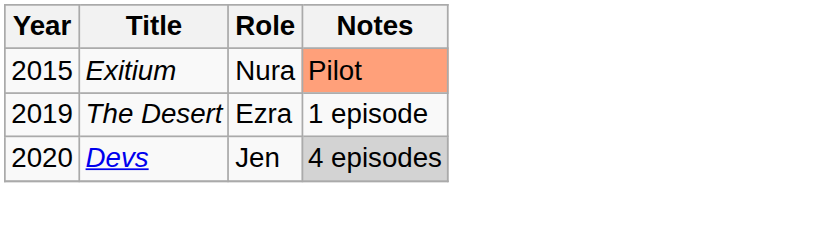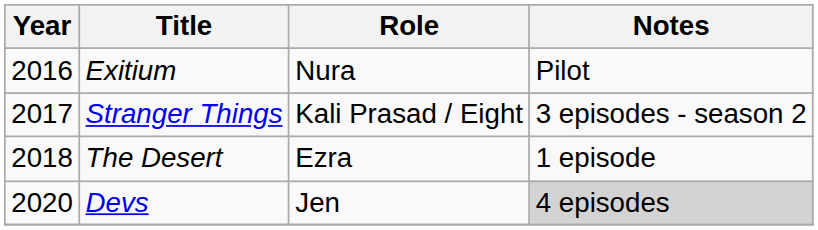(42, 70) 2015 -> (42, 70) 2016
(335, 70) lightsalmon background -> (563, 70) no background
+ row: (184, 114)
(42, 114) 2019 -> (42, 158) 2018
